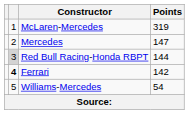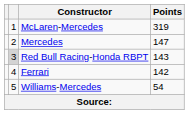(161, 56) 144 -> (161, 56) 143
(14, 71) bold -> (14, 71) normal
